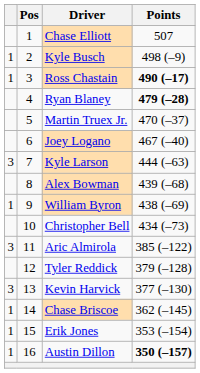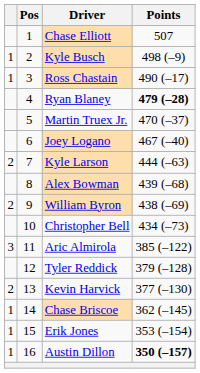(164, 78) bold -> (164, 78) normal
(11, 162) 3 -> (11, 162) 2
(11, 204) 1 -> (11, 204) 2
(11, 288) 3 -> (11, 288) 2
